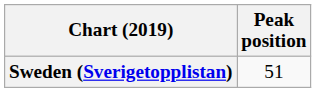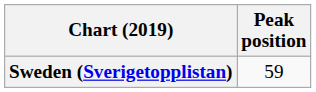(274, 71) 51 -> (274, 71) 59
